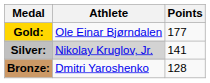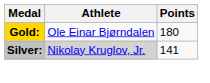(177, 31) 177 -> (169, 31) 180
- row: (28, 68)
